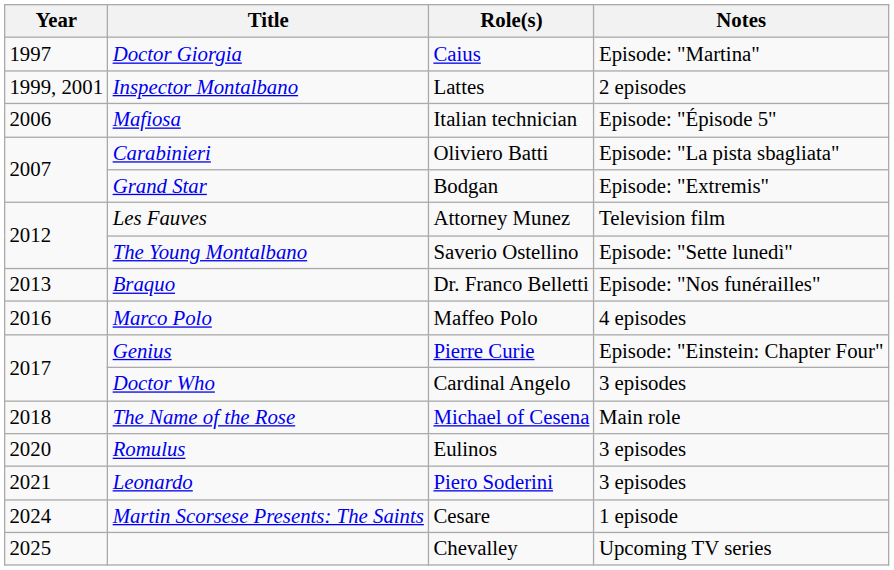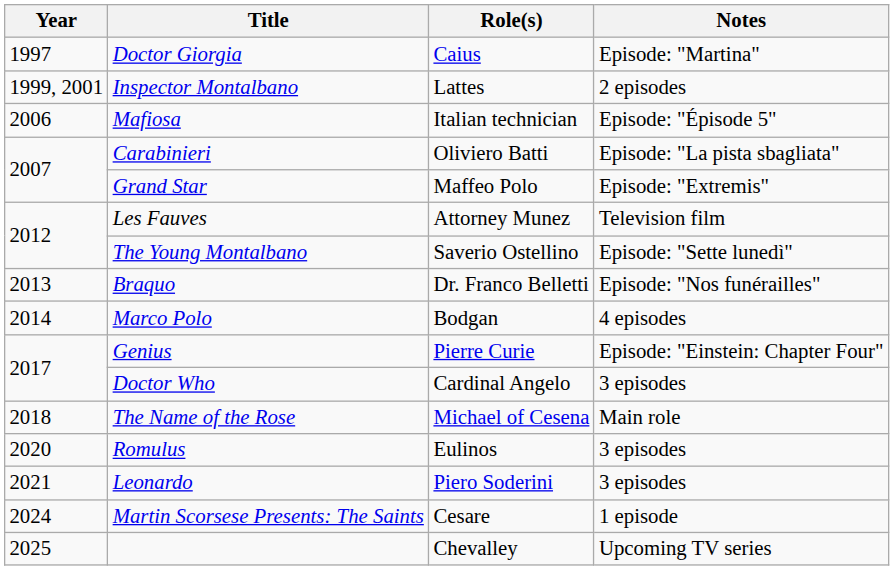(466, 185) Bodgan -> (486, 185) Maffeo Polo
(30, 317) 2016 -> (30, 317) 2014
(486, 317) Maffeo Polo -> (466, 317) Bodgan
